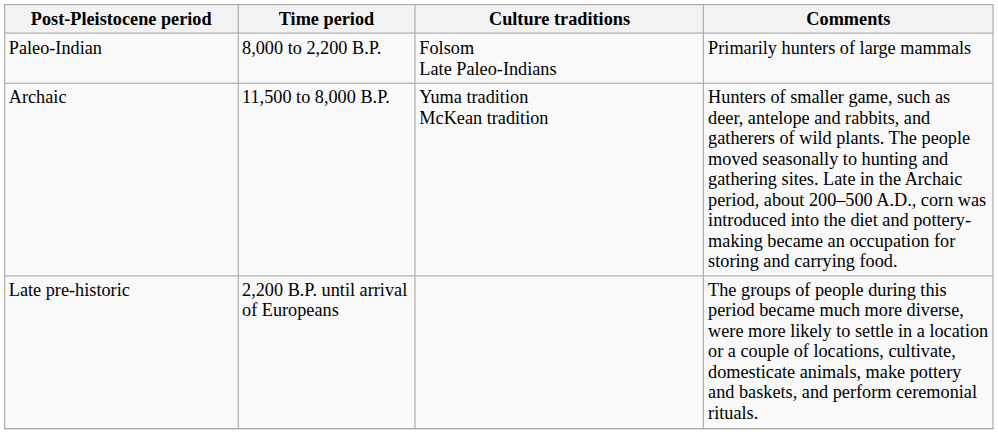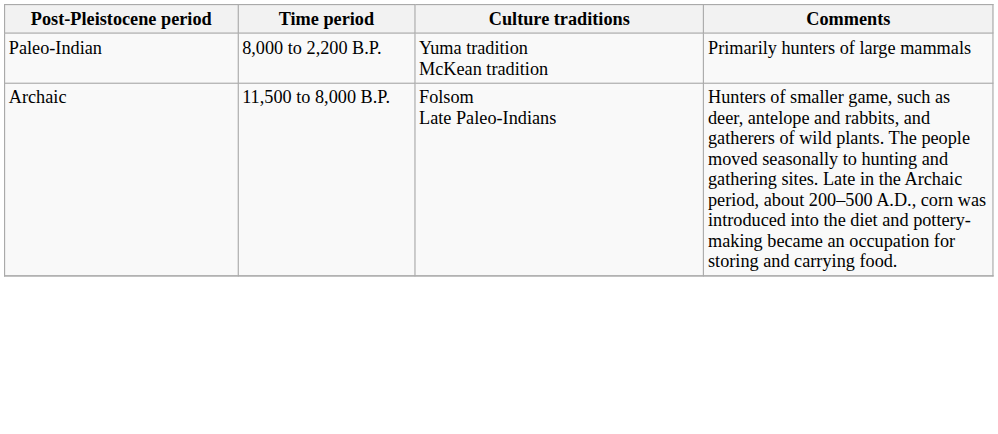(488, 58) Folsom Late Paleo-Indians -> (484, 58) Yuma tradition McKean tradition
(484, 107) Yuma tradition McKean tradition -> (488, 107) Folsom Late Paleo-Indians
- row: (69, 290)
